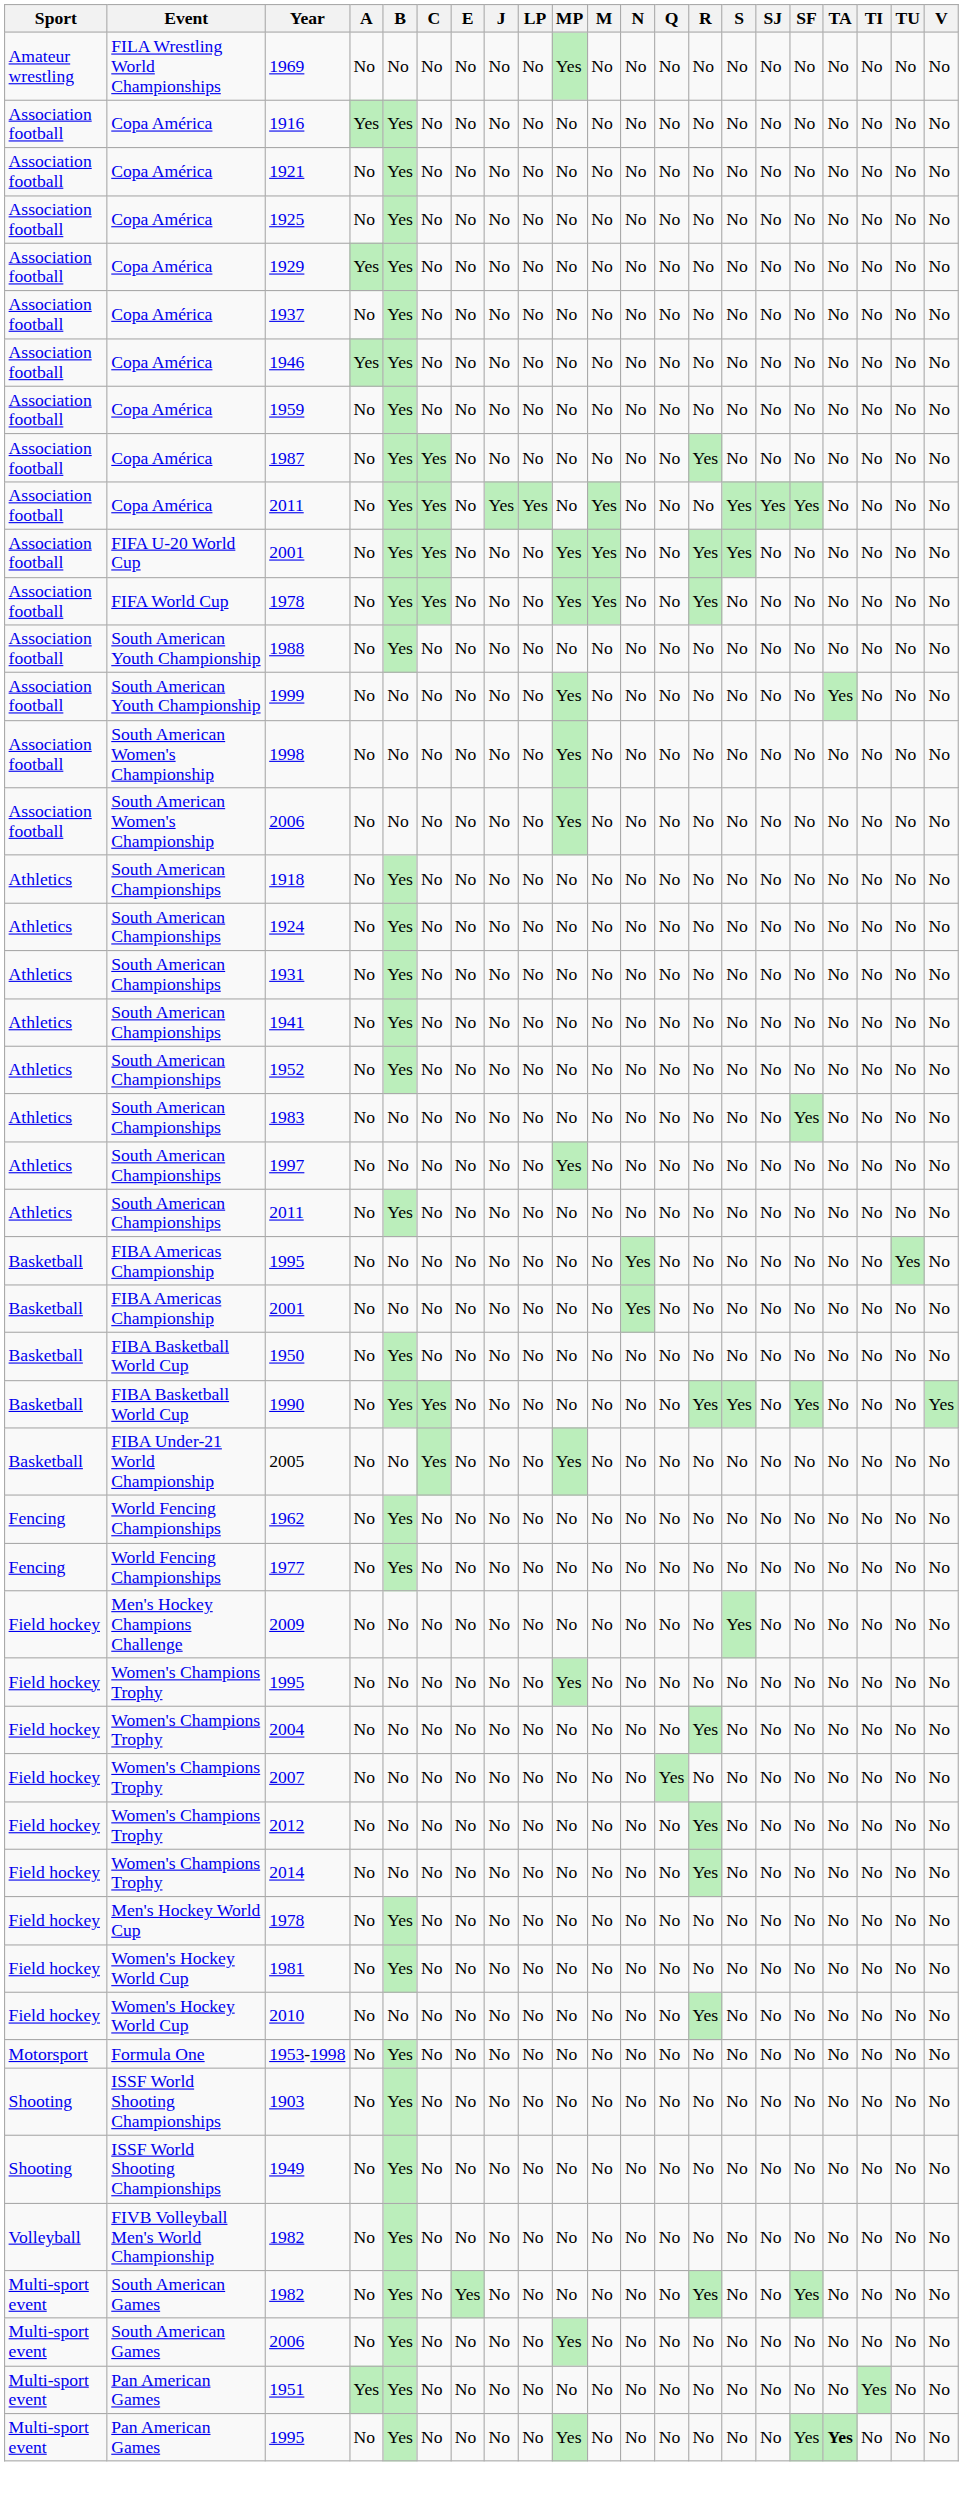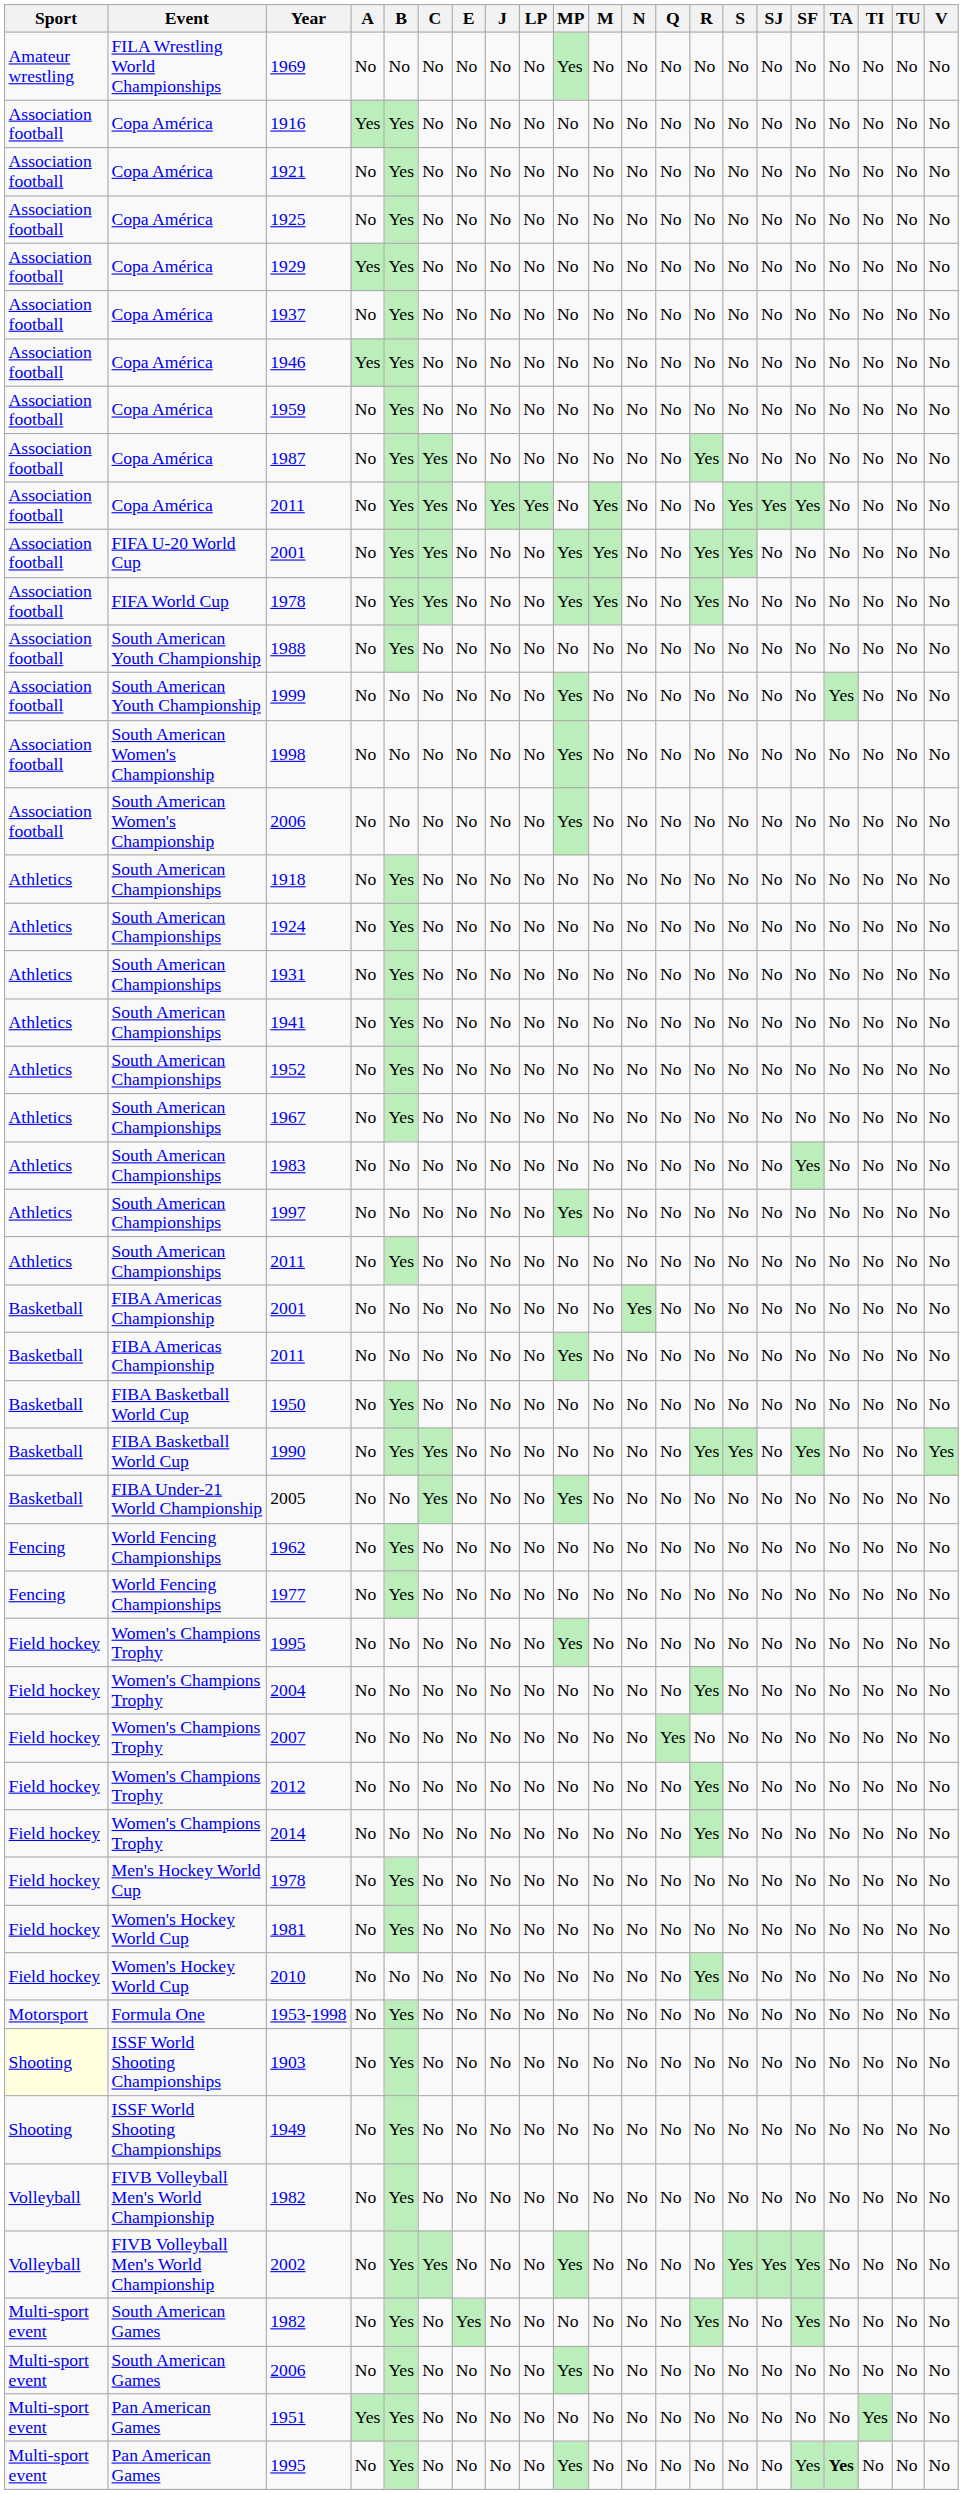+ row: (168, 1117)
- row: (166, 1260)
+ row: (167, 1356)
- row: (162, 1624)
(40, 2101) no background -> (40, 2061) lightyellow background
+ row: (170, 2264)
